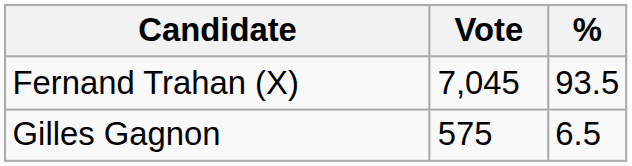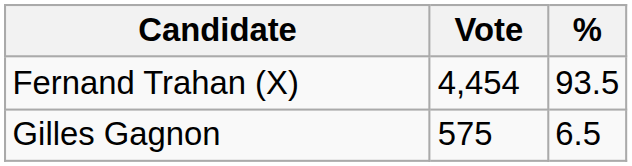(479, 82) 7,045 -> (479, 82) 4,454
